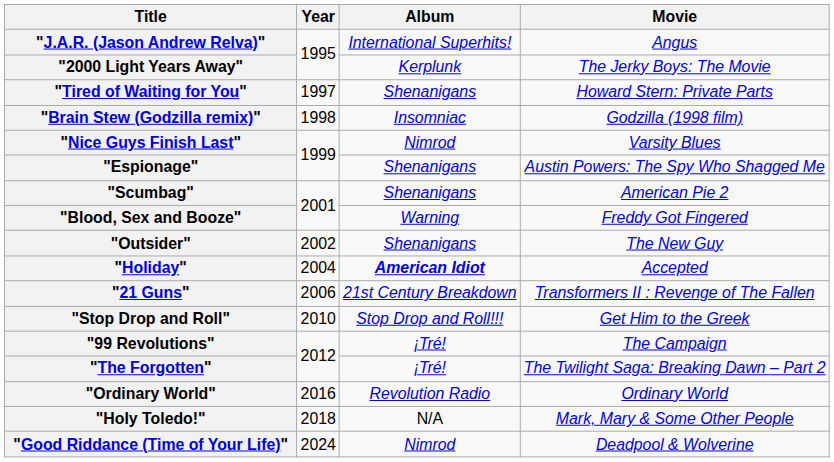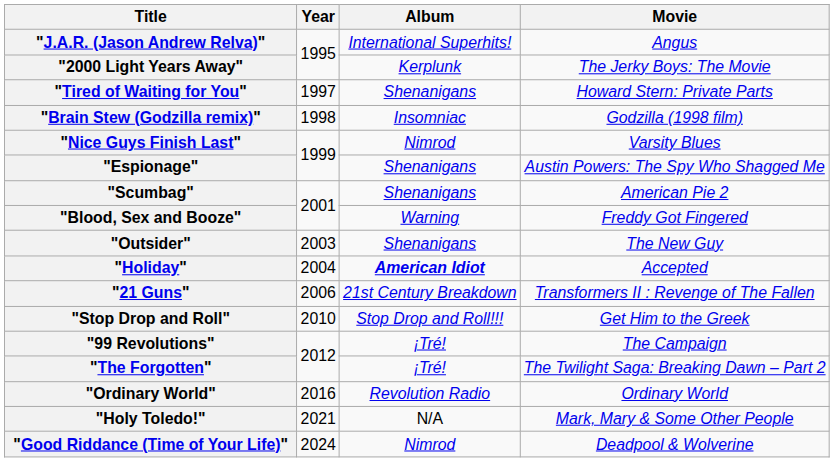(318, 243) 2002 -> (318, 243) 2003
(318, 419) 2018 -> (318, 419) 2021
